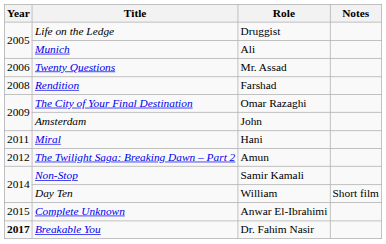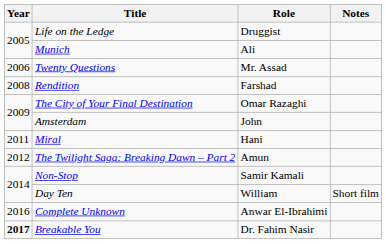(18, 211) 2015 -> (18, 211) 2016
